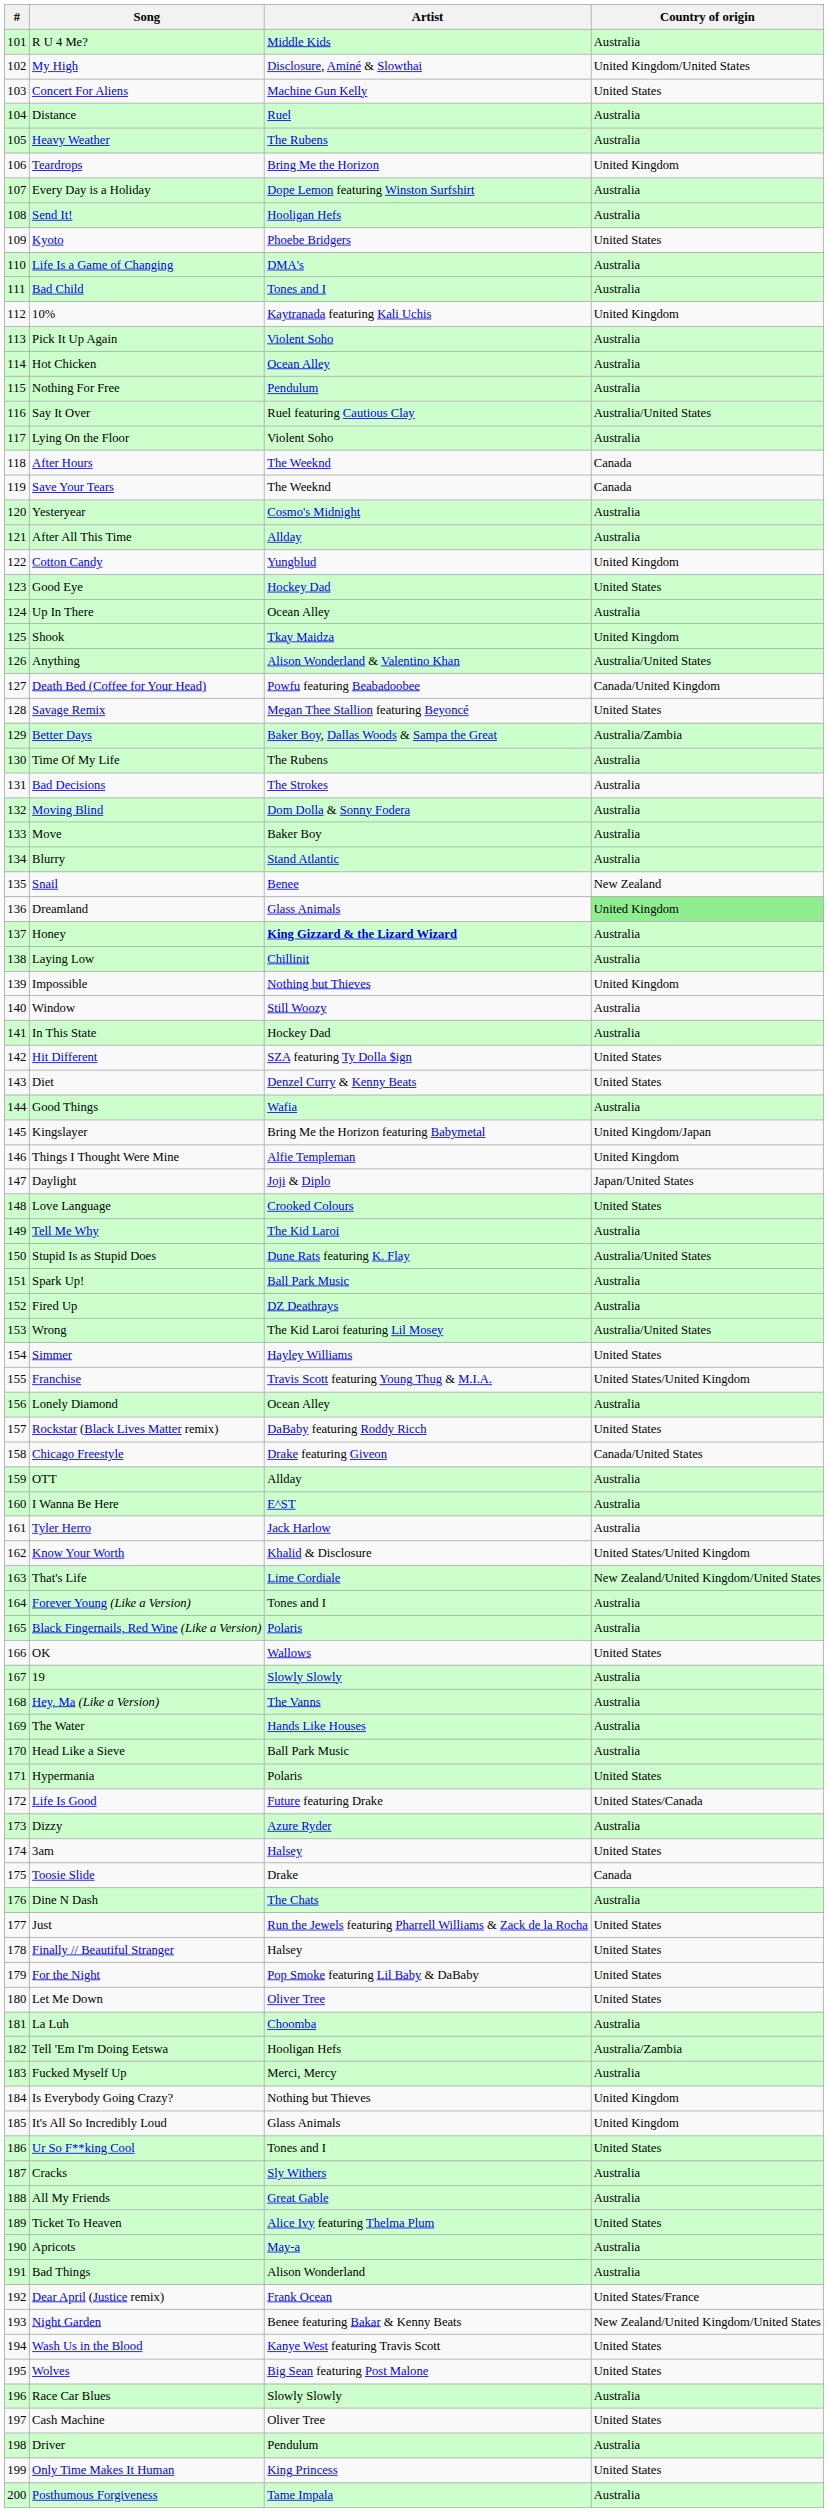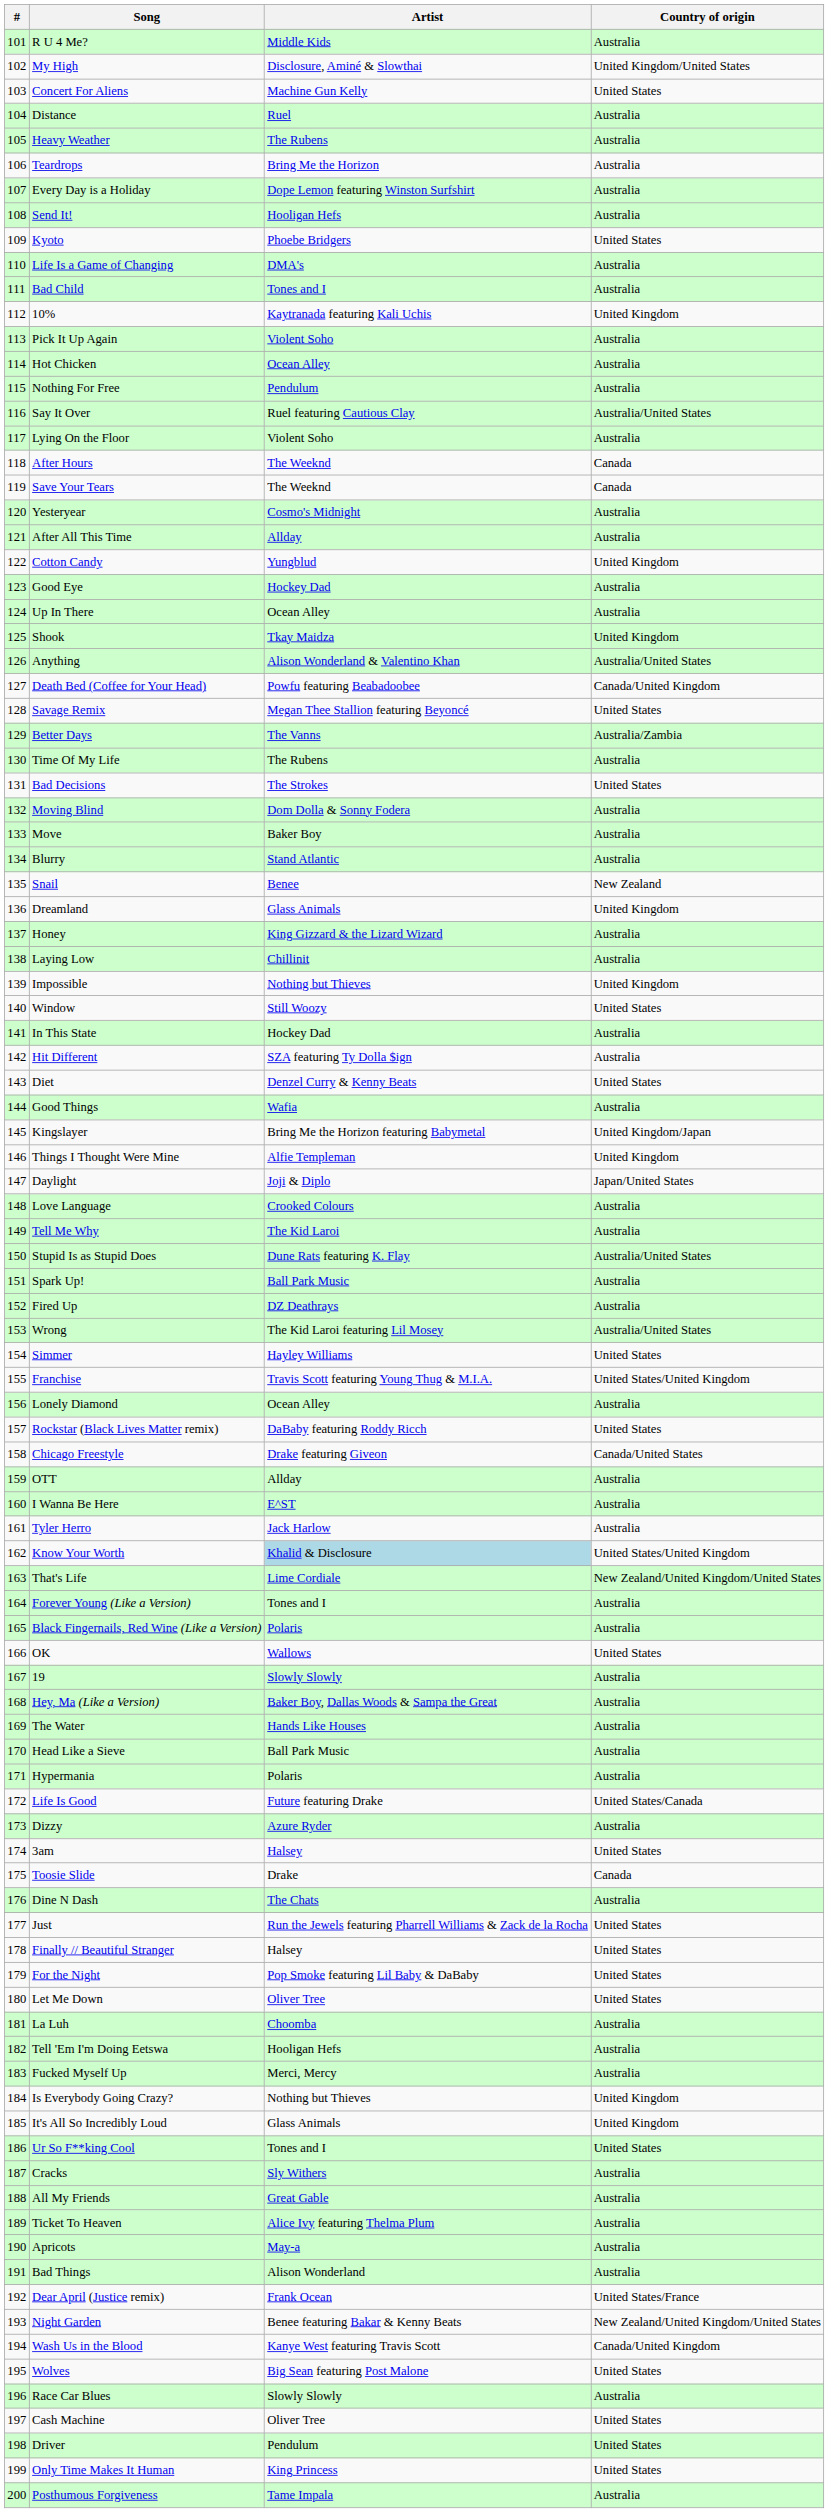(636, 165) United Kingdom -> (617, 165) Australia
(628, 586) United States -> (617, 586) Australia
(382, 735) Baker Boy, Dallas Woods & Sampa the Great -> (294, 735) The Vanns
(617, 785) Australia -> (628, 785) United States
(636, 908) lightgreen background -> (636, 908) no background
(362, 933) bold -> (355, 933) normal
(617, 1008) Australia -> (628, 1008) United States
(628, 1057) United States -> (617, 1057) Australia
(628, 1206) United States -> (617, 1206) Australia
(319, 1553) no background -> (319, 1553) lightblue background
(294, 1702) The Vanns -> (382, 1702) Baker Boy, Dallas Woods & Sampa the Great
(628, 1776) United States -> (617, 1776) Australia
(638, 2048) Australia/Zambia -> (617, 2048) Australia
(628, 2222) United States -> (617, 2222) Australia
(628, 2346) United States -> (657, 2346) Canada/United Kingdom
(617, 2445) Australia -> (628, 2445) United States
